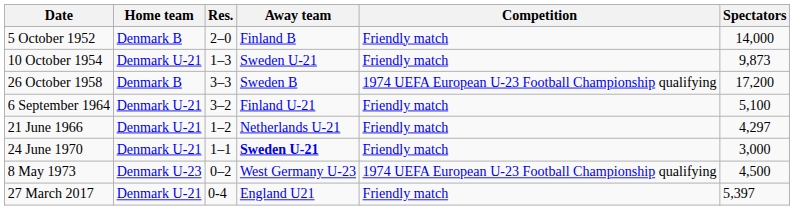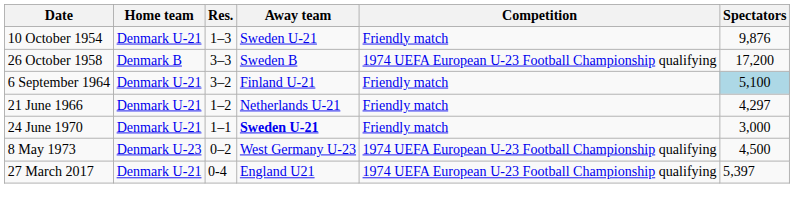- row: (51, 37)
(755, 60) 9,873 -> (755, 37) 9,876
(755, 104) no background -> (755, 82) lightblue background
(405, 194) Friendly match -> (540, 171) 1974 UEFA European U-23 Football Championship qualifying
